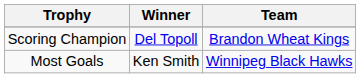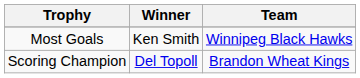rows swapped: (67, 38) <-> (67, 61)
